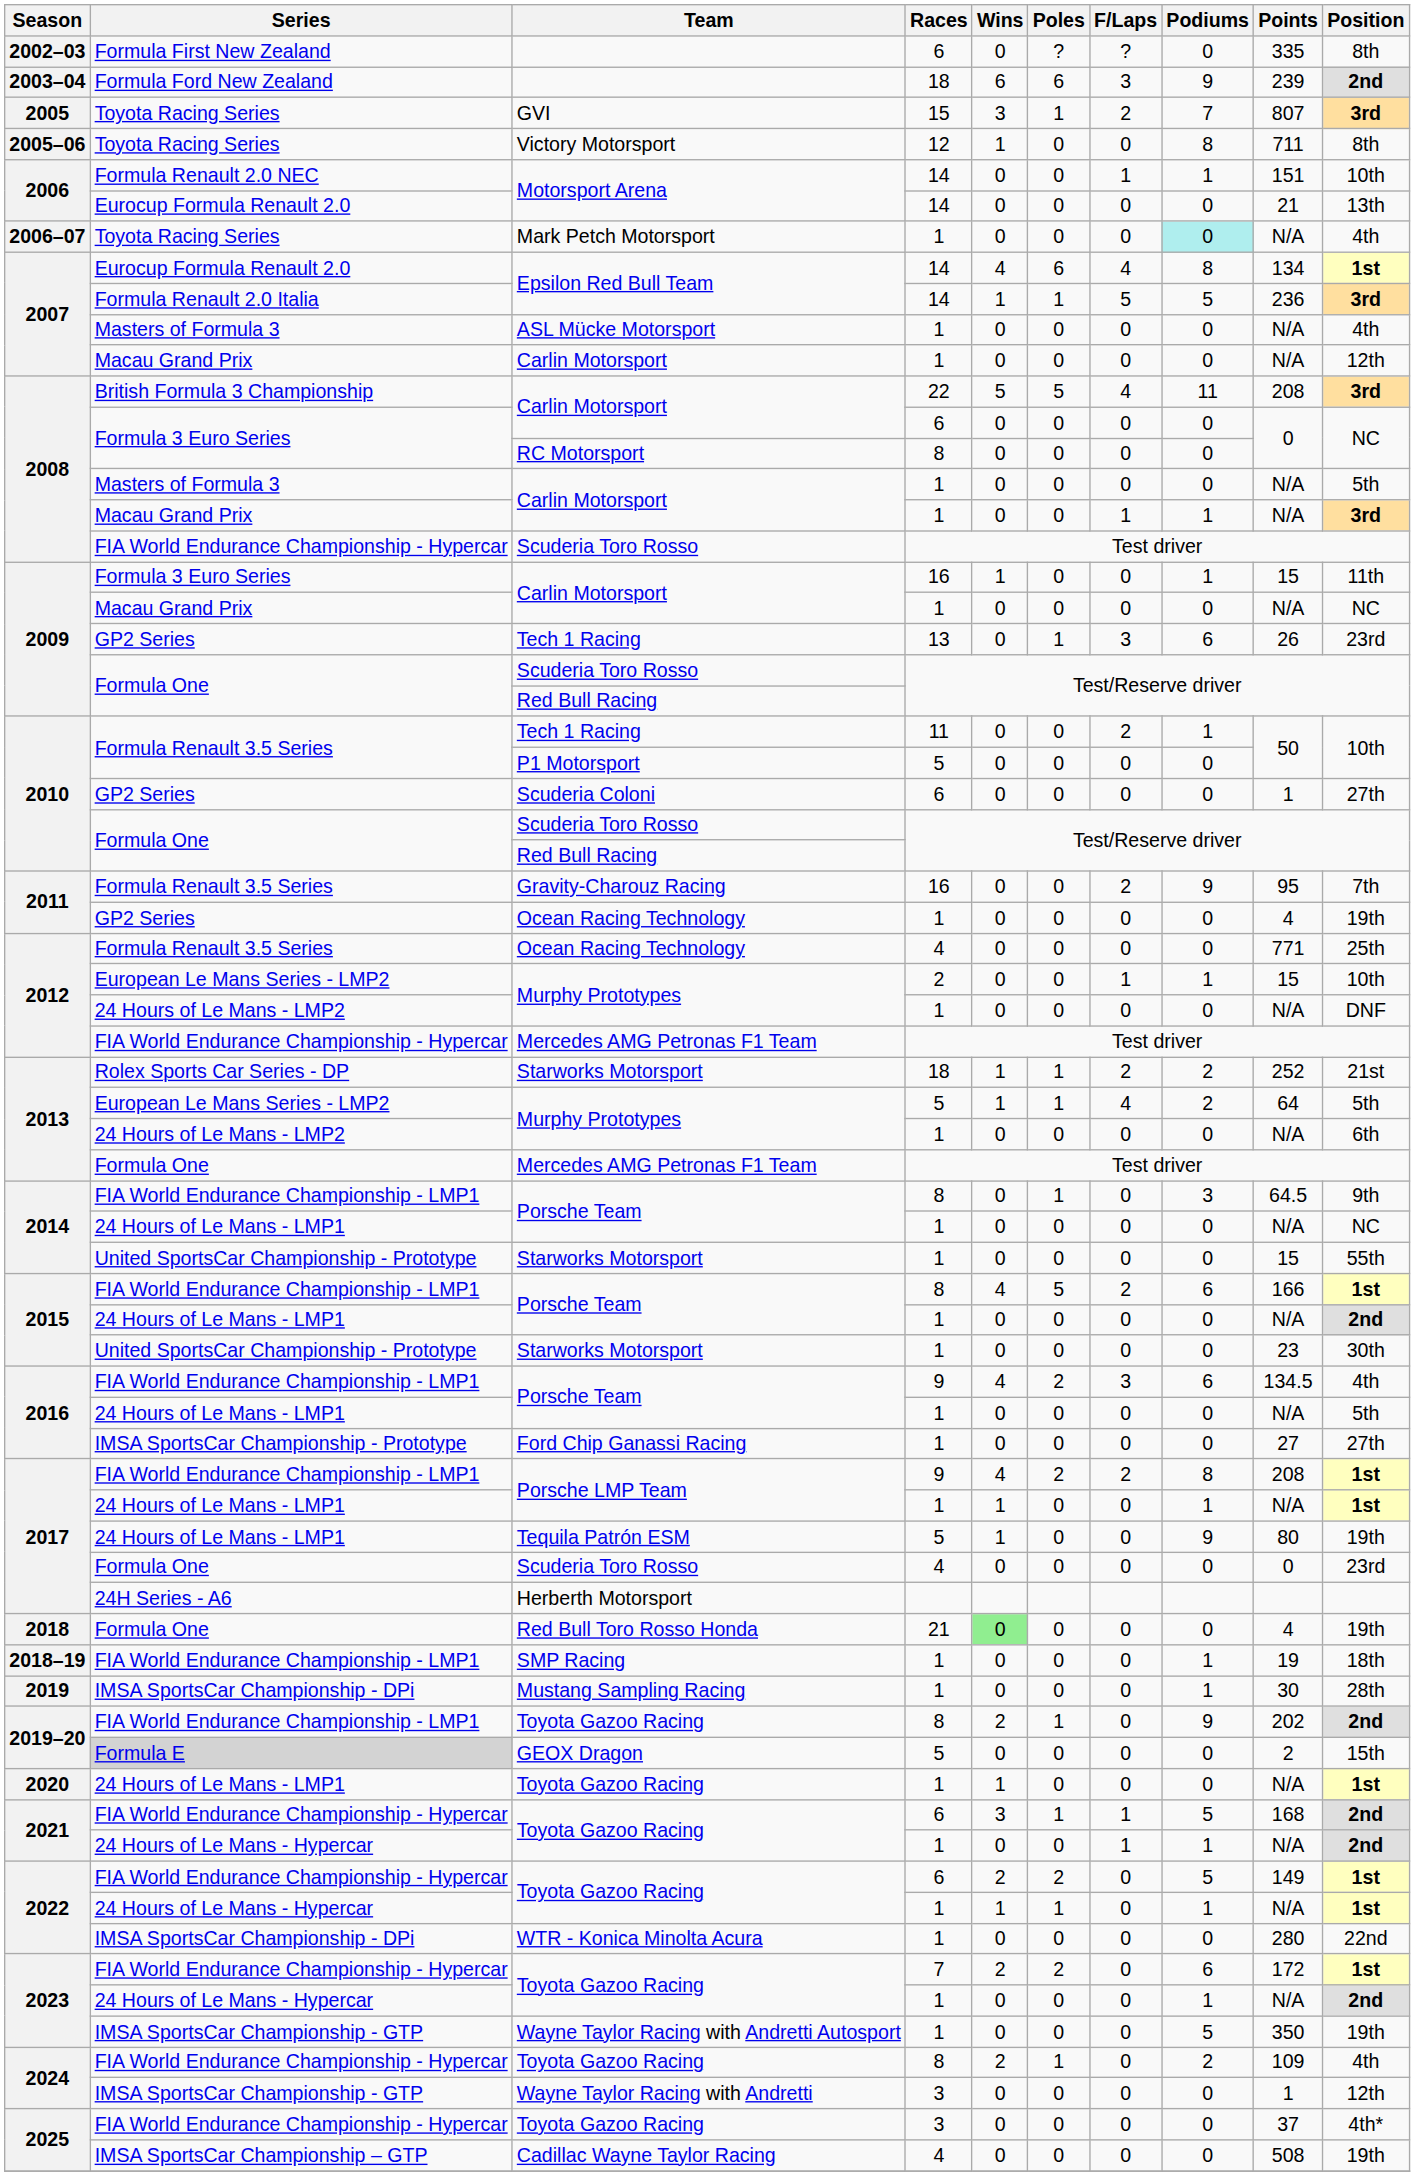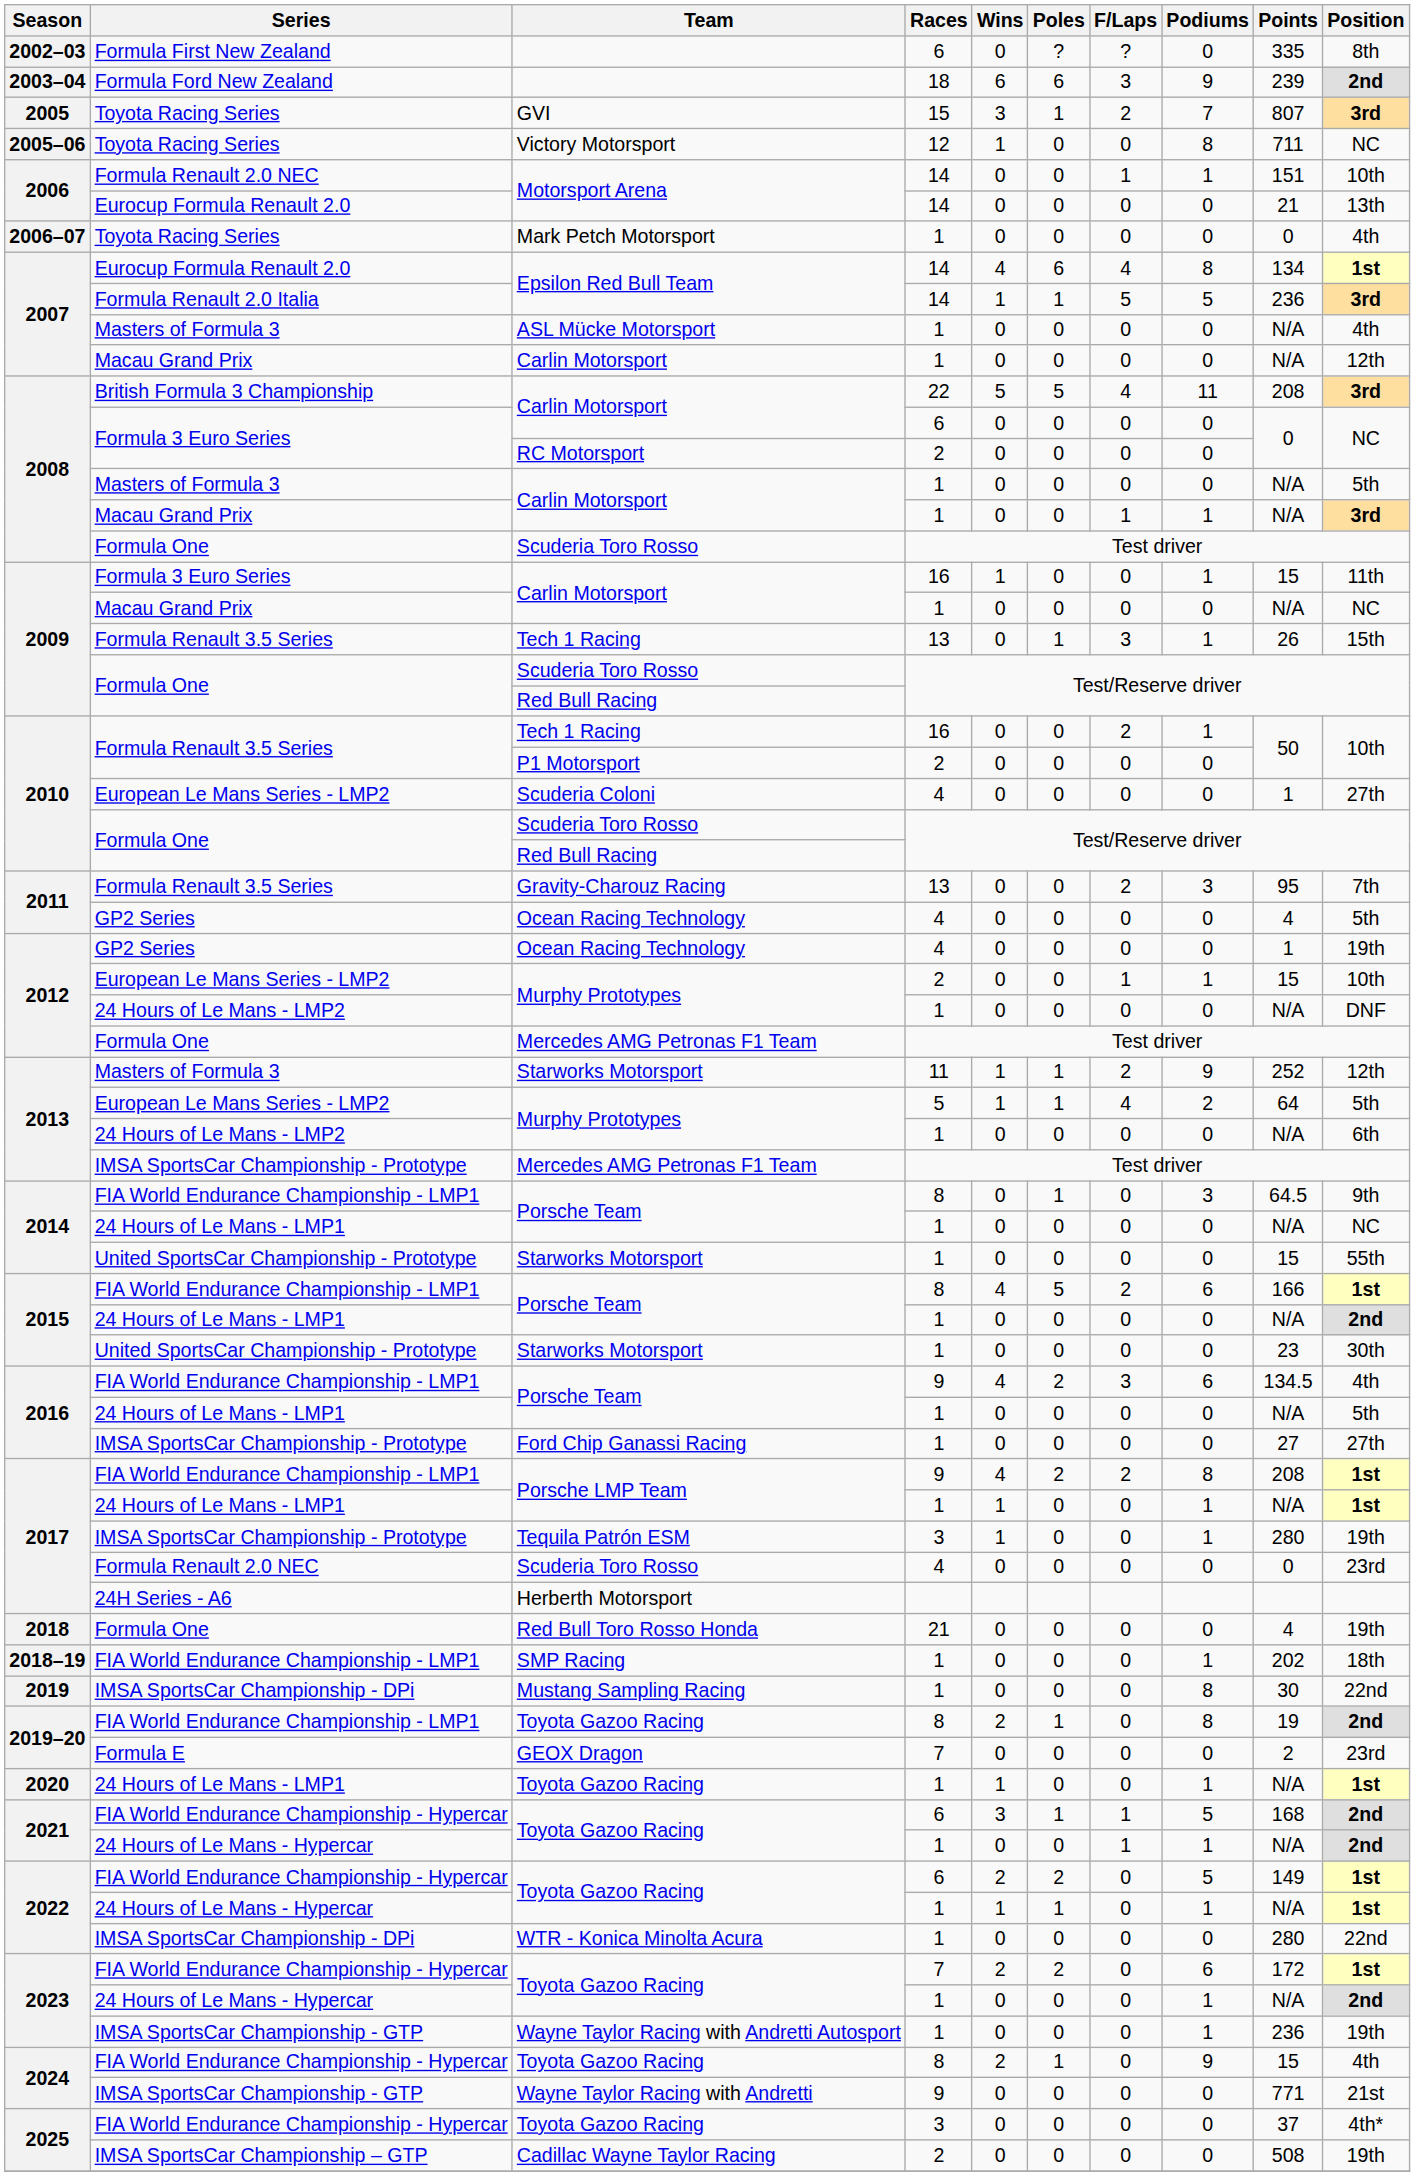(1366, 144) 8th -> (1366, 144) NC
(1208, 237) paleturquoise background -> (1208, 237) no background
(1288, 237) N/A -> (1288, 237) 0
(939, 454) 8 -> (939, 454) 2
(301, 547) FIA World Endurance Championship - Hypercar -> (152, 547) Formula One
(145, 639) GP2 Series -> (214, 639) Formula Renault 3.5 Series
(1208, 639) 6 -> (1208, 639) 1
(1366, 639) 23rd -> (1366, 639) 15th
(939, 732) 11 -> (939, 732) 16
(939, 763) 5 -> (939, 763) 2
(145, 794) GP2 Series -> (242, 794) European Le Mans Series - LMP2
(939, 794) 6 -> (939, 794) 4
(939, 887) 16 -> (939, 887) 13
(1208, 887) 9 -> (1208, 887) 3
(939, 918) 1 -> (939, 918) 4
(1366, 918) 19th -> (1366, 918) 5th
(214, 949) Formula Renault 3.5 Series -> (145, 949) GP2 Series
(1288, 949) 771 -> (1288, 949) 1
(1366, 949) 25th -> (1366, 949) 19th
(301, 1042) FIA World Endurance Championship - Hypercar -> (152, 1042) Formula One
(222, 1073) Rolex Sports Car Series - DP -> (187, 1073) Masters of Formula 3
(939, 1073) 18 -> (939, 1073) 11
(1208, 1073) 2 -> (1208, 1073) 9
(1366, 1073) 21st -> (1366, 1073) 12th
(152, 1165) Formula One -> (281, 1165) IMSA SportsCar Championship - Prototype
(220, 1537) 24 Hours of Le Mans - LMP1 -> (281, 1537) IMSA SportsCar Championship - Prototype
(939, 1537) 5 -> (939, 1537) 3
(1208, 1537) 9 -> (1208, 1537) 1
(1288, 1537) 80 -> (1288, 1537) 280
(152, 1568) Formula One -> (207, 1568) Formula Renault 2.0 NEC
(1000, 1629) lightgreen background -> (1000, 1629) no background
(1288, 1660) 19 -> (1288, 1660) 202
(1208, 1691) 1 -> (1208, 1691) 8
(1366, 1691) 28th -> (1366, 1691) 22nd
(1208, 1722) 9 -> (1208, 1722) 8
(1288, 1722) 202 -> (1288, 1722) 19
(140, 1753) lightgrey background -> (140, 1753) no background
(939, 1753) 5 -> (939, 1753) 7
(1366, 1753) 15th -> (1366, 1753) 23rd
(1208, 1784) 0 -> (1208, 1784) 1
(1208, 2032) 5 -> (1208, 2032) 1
(1288, 2032) 350 -> (1288, 2032) 236
(1208, 2063) 2 -> (1208, 2063) 9
(1288, 2063) 109 -> (1288, 2063) 15
(939, 2094) 3 -> (939, 2094) 9
(1288, 2094) 1 -> (1288, 2094) 771
(1366, 2094) 12th -> (1366, 2094) 21st
(939, 2155) 4 -> (939, 2155) 2
